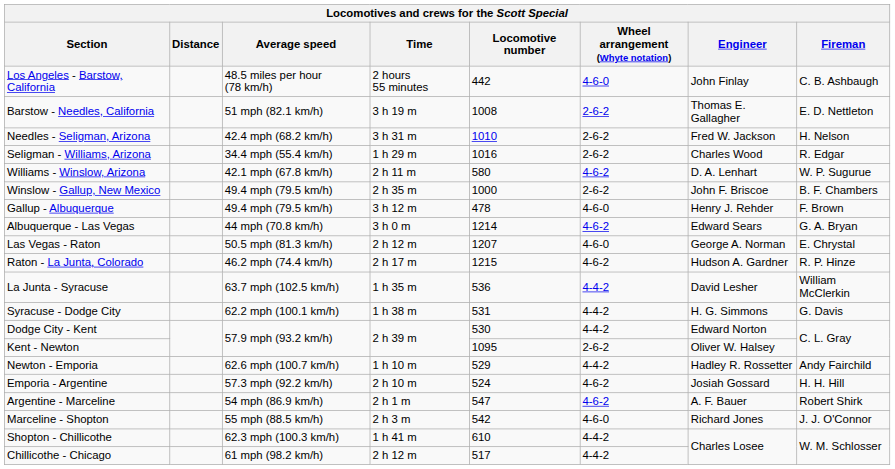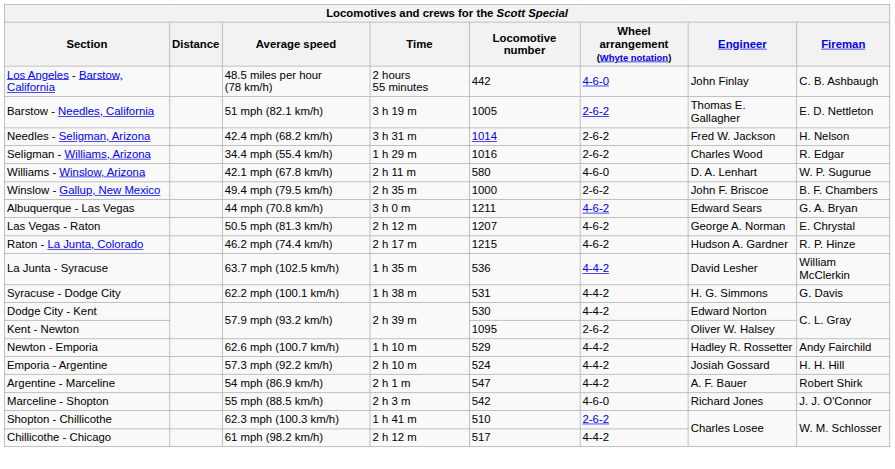(484, 112) 1008 -> (484, 112) 1005
(484, 136) 1010 -> (484, 136) 1014
(596, 172) 4-6-2 -> (596, 172) 4-6-0
- row: (60, 208)
(484, 226) 1214 -> (484, 208) 1211
(596, 244) 4-6-0 -> (596, 226) 4-6-2
(596, 383) 4-6-2 -> (596, 365) 4-4-2
(596, 401) 4-6-2 -> (596, 383) 4-4-2
(481, 437) 610 -> (481, 419) 510
(596, 437) 4-4-2 -> (596, 419) 2-6-2
